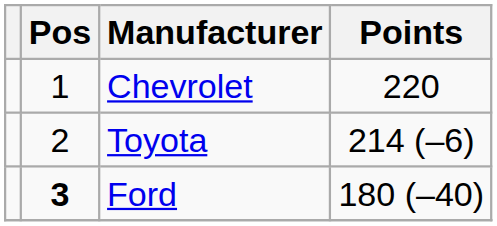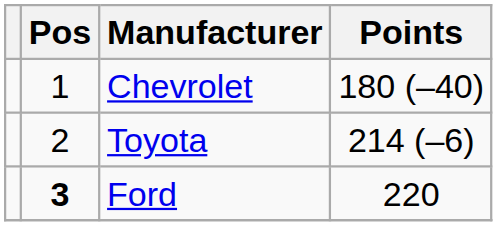(411, 86) 220 -> (411, 86) 180 (–40)
(411, 194) 180 (–40) -> (411, 194) 220
